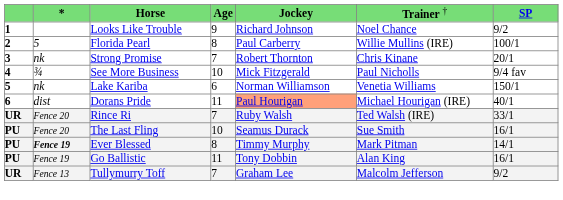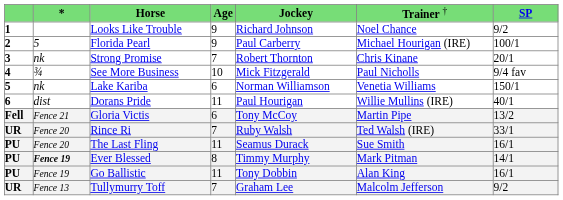(214, 43) 8 -> (214, 43) 9
(405, 43) Willie Mullins (IRE) -> (413, 43) Michael Hourigan (IRE)
(269, 101) lightsalmon background -> (269, 101) no background
(413, 101) Michael Hourigan (IRE) -> (405, 101) Willie Mullins (IRE)
+ row: (120, 115)
(217, 129) 10 -> (217, 144) 11
